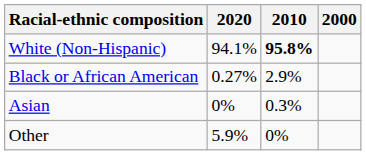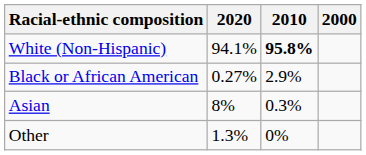(223, 106) 0% -> (223, 106) 8%
(230, 135) 5.9% -> (230, 135) 1.3%
